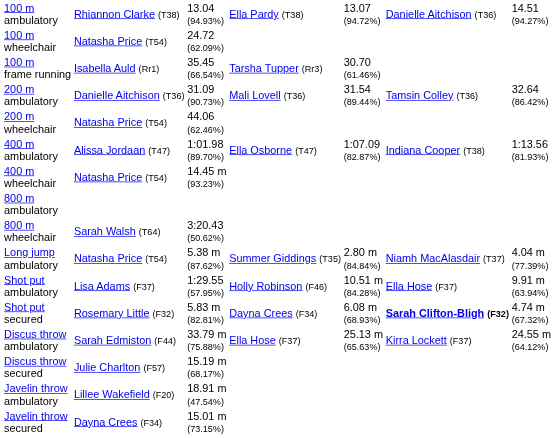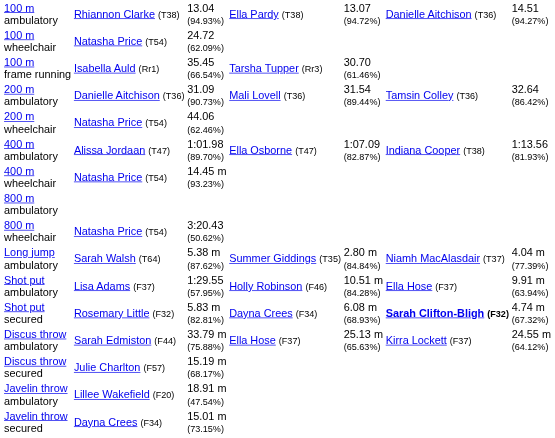(117, 232) Sarah Walsh (T64) -> (120, 232) Natasha Price (T54)
(120, 259) Natasha Price (T54) -> (117, 259) Sarah Walsh (T64)
